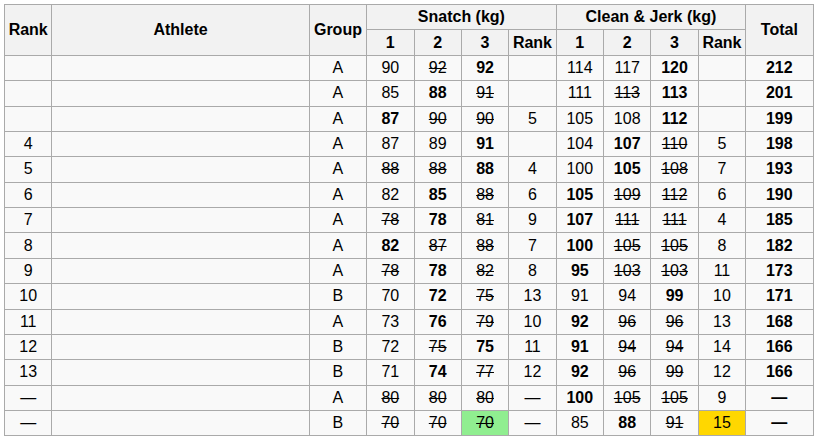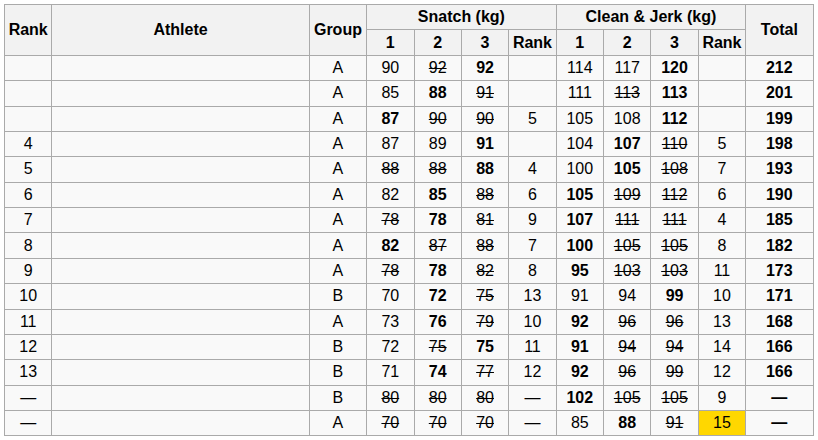(338, 397) A -> (338, 397) B
(580, 397) 100 -> (580, 397) 102
(338, 423) B -> (338, 423) A
(485, 423) lightgreen background -> (485, 423) no background
